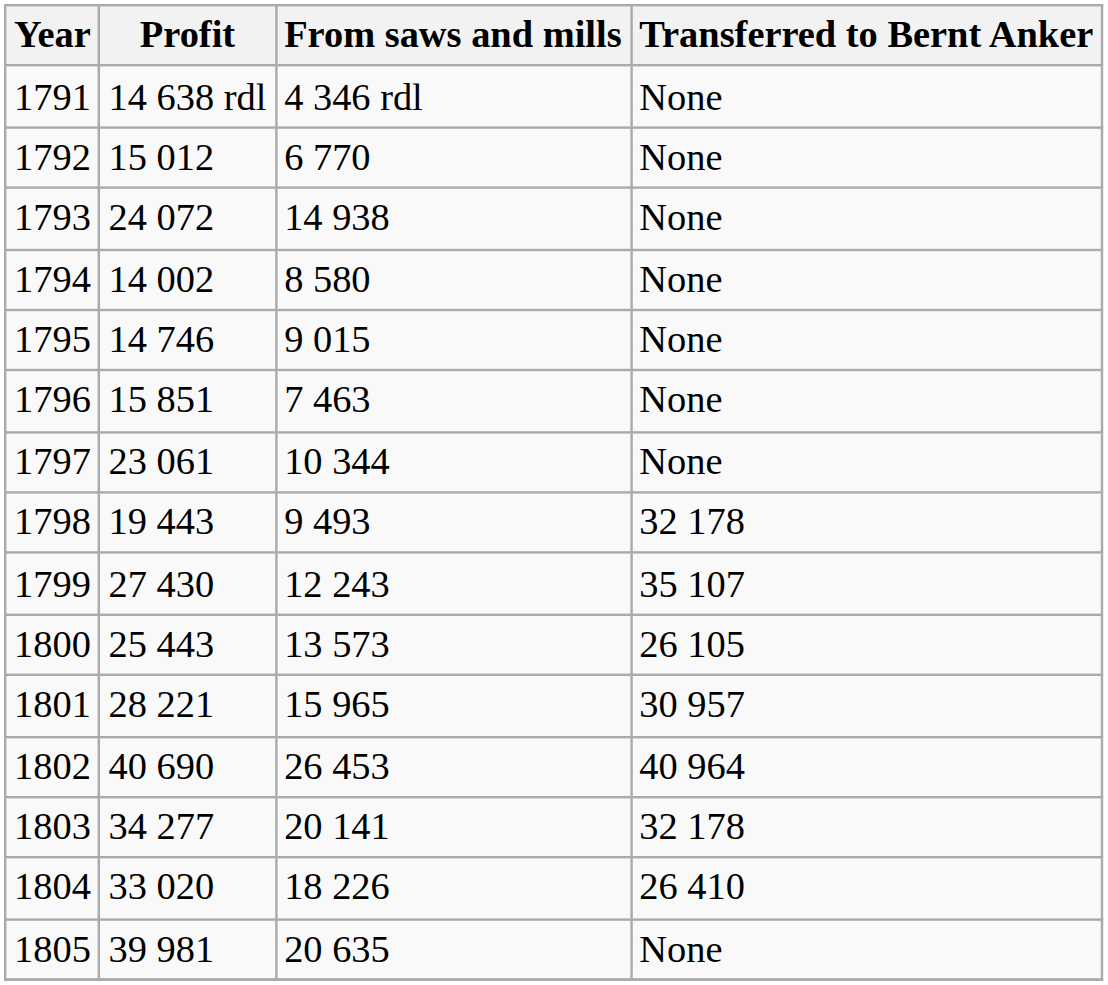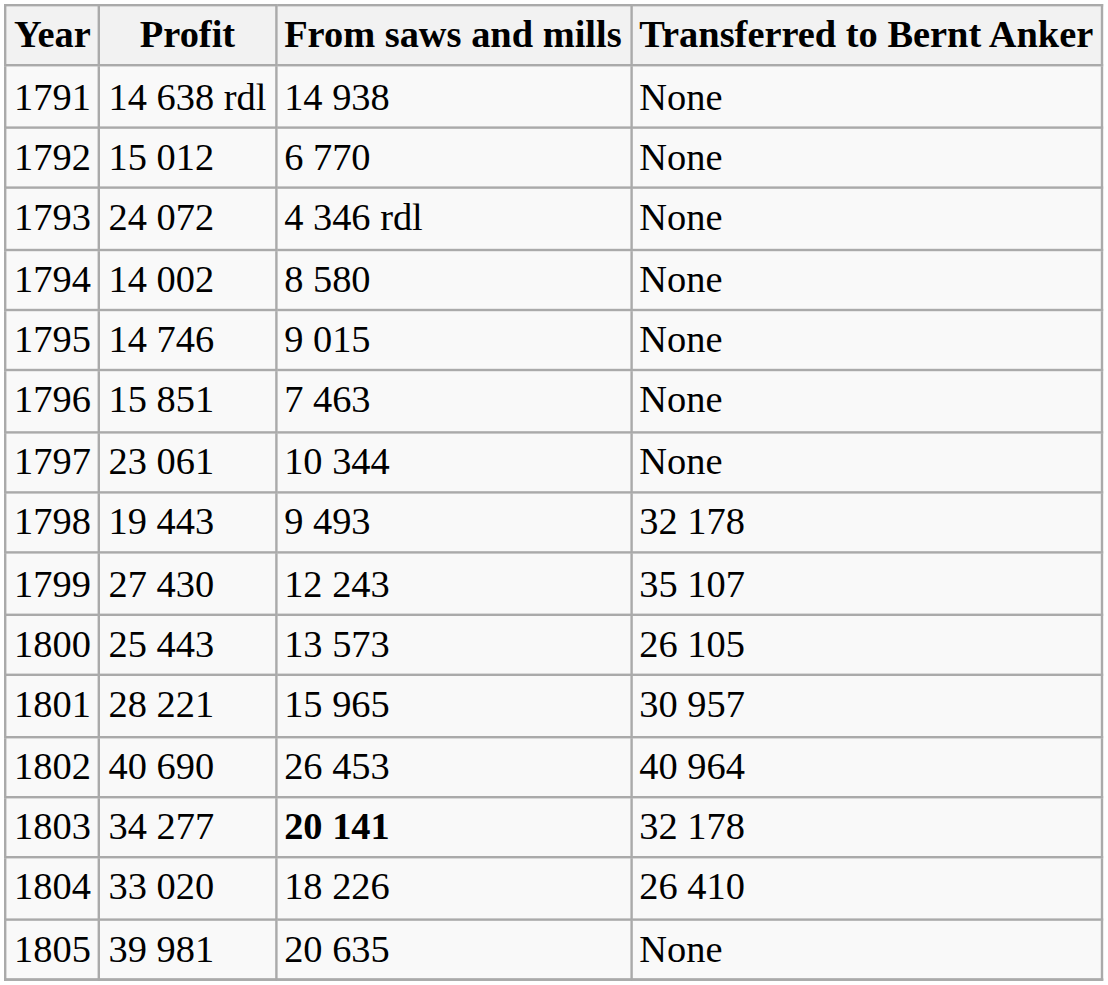(353, 95) 4 346 rdl -> (337, 95) 14 938
(337, 217) 14 938 -> (353, 217) 4 346 rdl
(337, 826) normal -> (337, 826) bold
